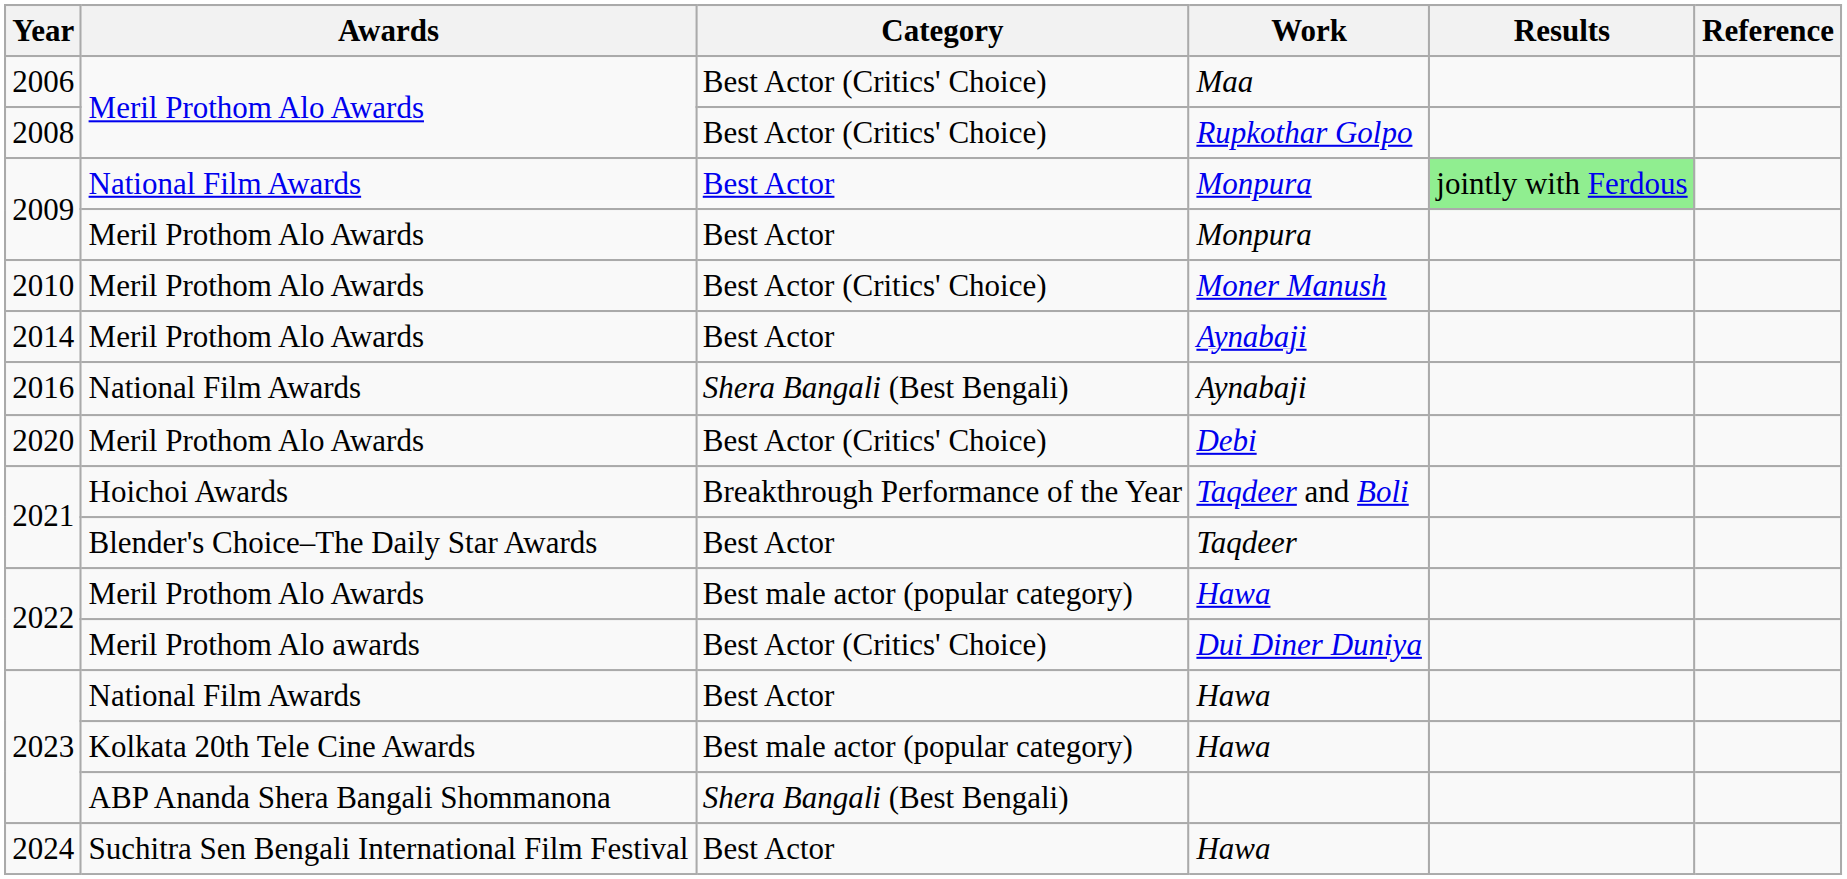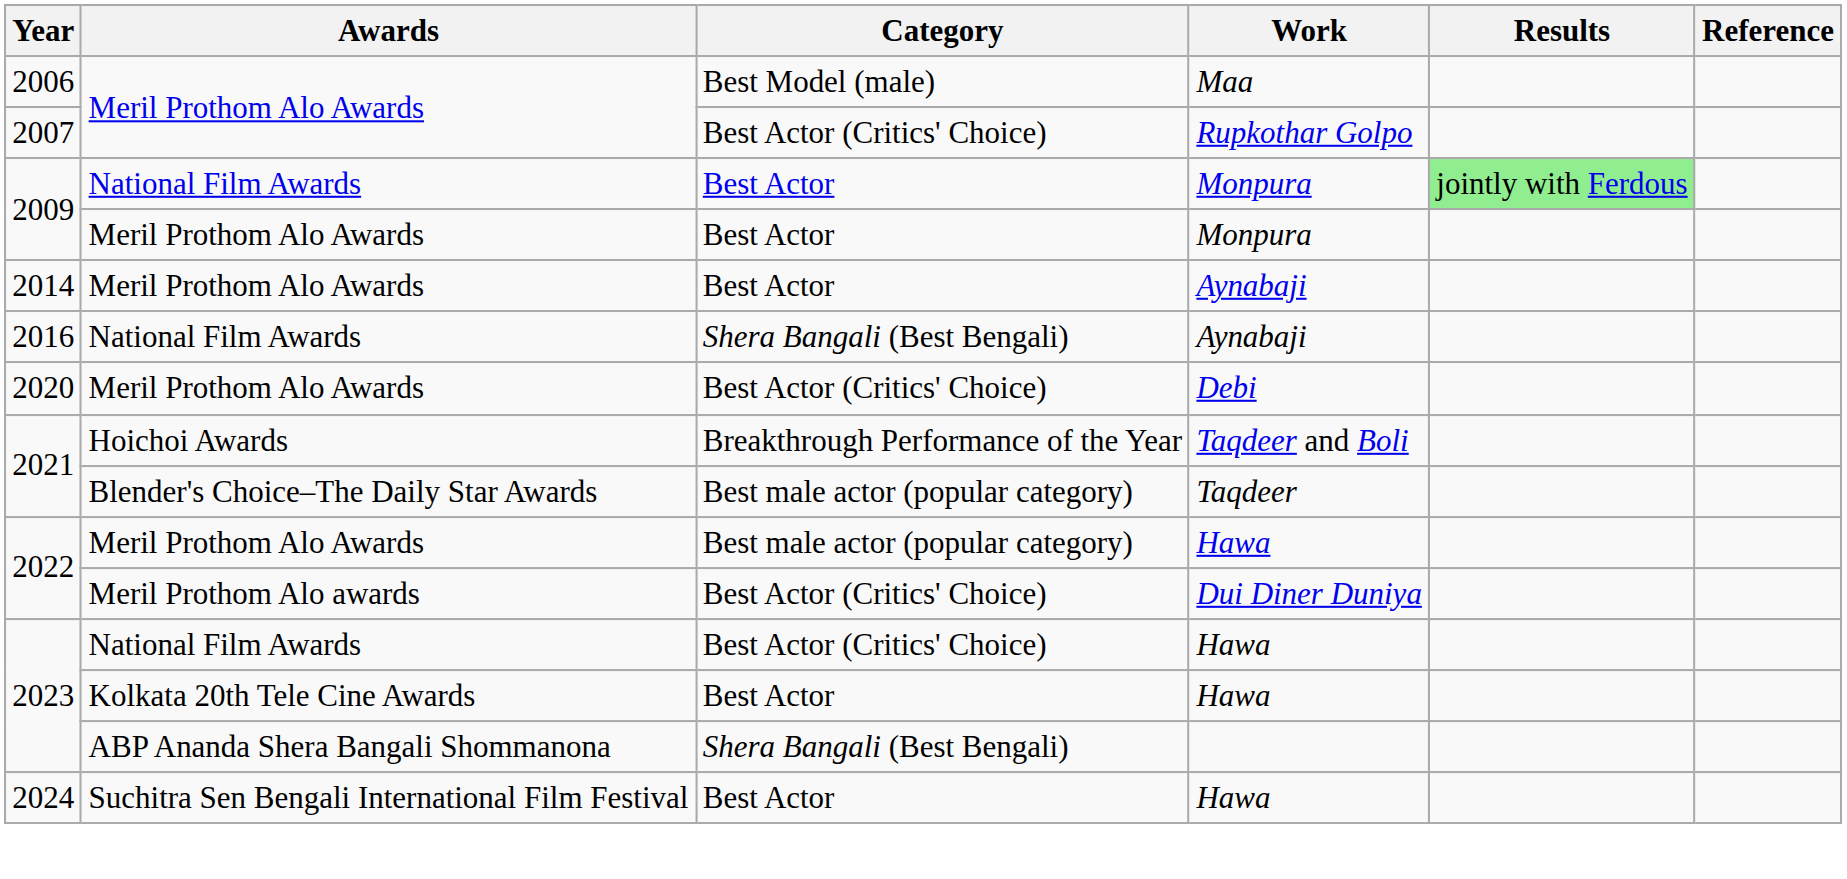(875, 81) Best Actor (Critics' Choice) -> (819, 81) Best Model (male)
(43, 132) 2008 -> (43, 132) 2007
- row: (256, 285)
(769, 541) Best Actor -> (918, 490) Best male actor (popular category)
(769, 694) Best Actor -> (875, 643) Best Actor (Critics' Choice)
(918, 746) Best male actor (popular category) -> (769, 694) Best Actor
